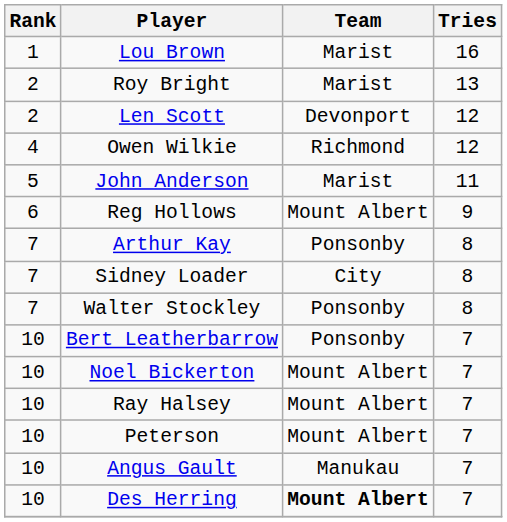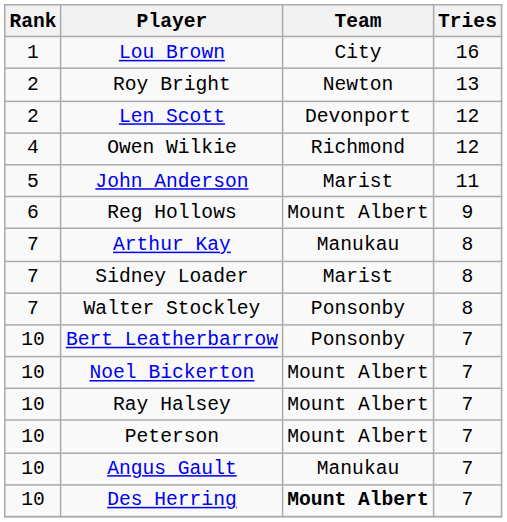(358, 53) Marist -> (358, 53) City
(358, 85) Marist -> (358, 85) Newton
(358, 245) Ponsonby -> (358, 245) Manukau
(358, 277) City -> (358, 277) Marist
